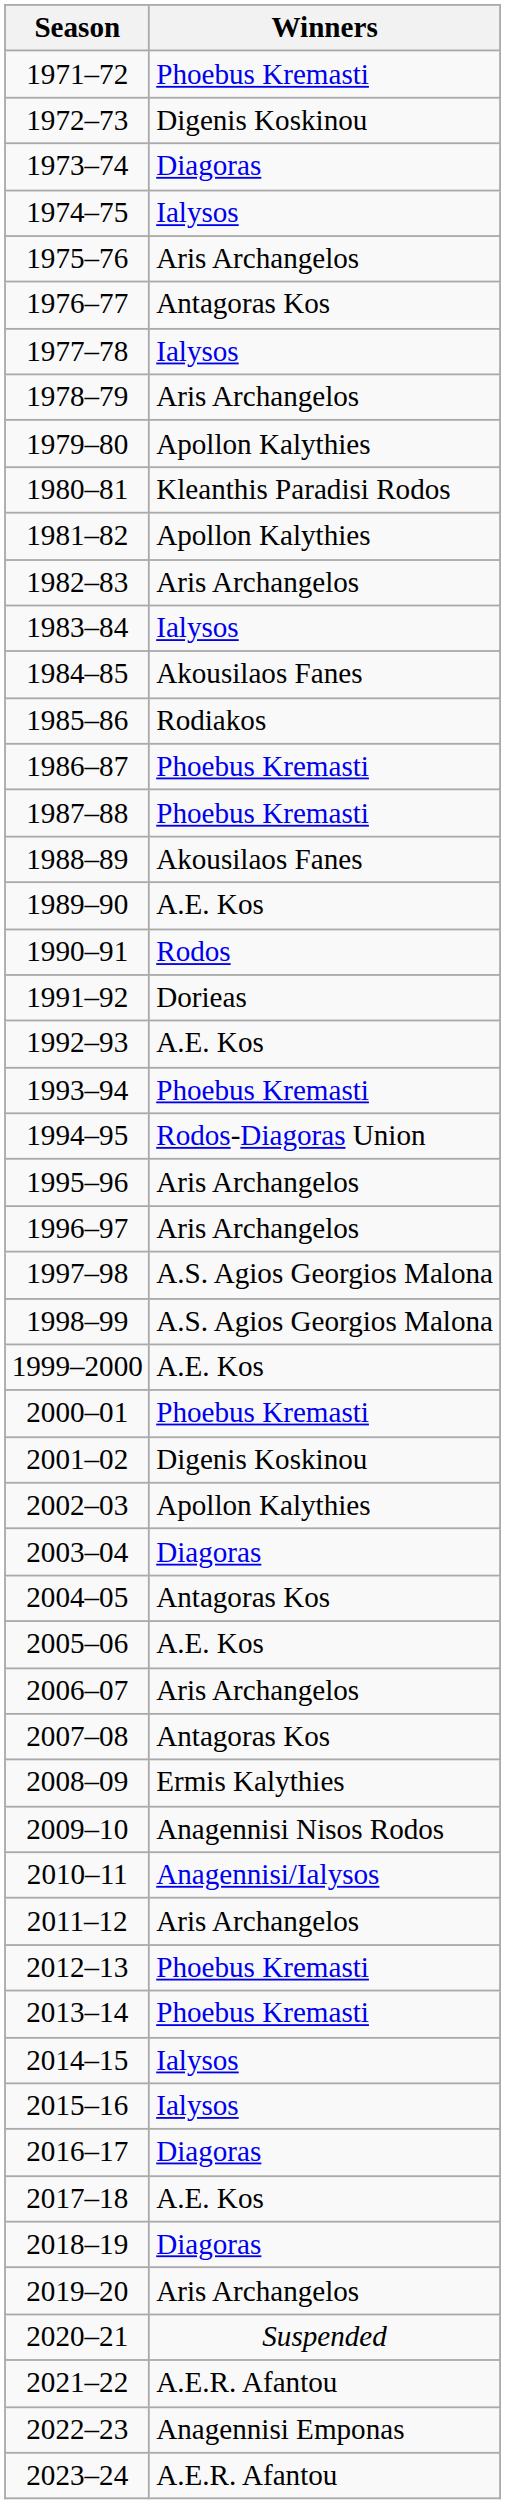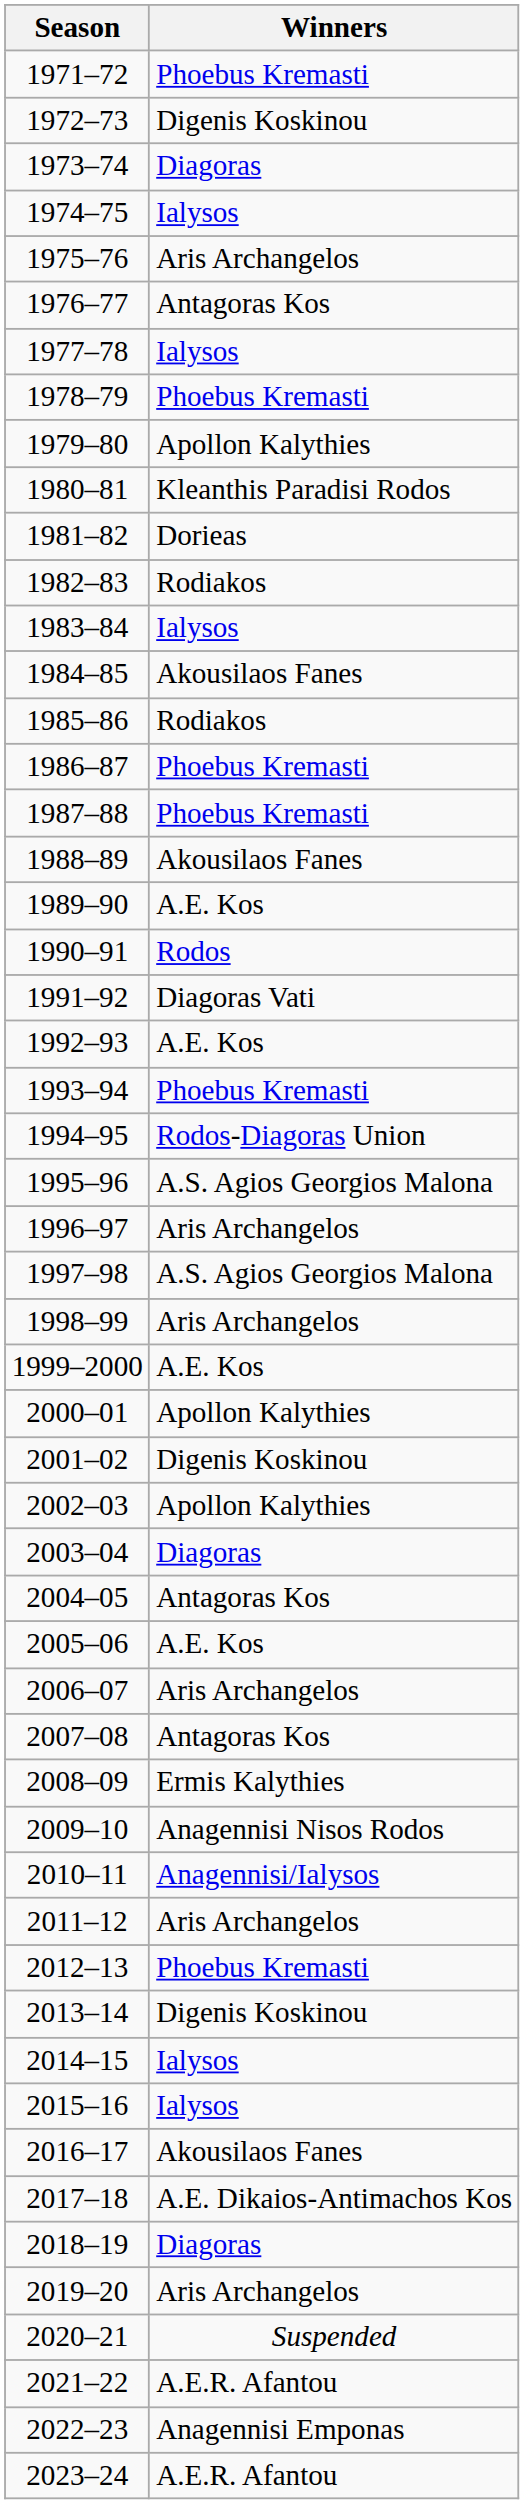(258, 397) Aris Archangelos -> (263, 397) Phoebus Kremasti
(263, 535) Apollon Kalythies -> (201, 535) Dorieas
(258, 581) Aris Archangelos -> (211, 581) Rodiakos
(201, 997) Dorieas -> (236, 997) Diagoras Vati
(258, 1182) Aris Archangelos -> (325, 1182) A.S. Agios Georgios Malona
(325, 1320) A.S. Agios Georgios Malona -> (258, 1320) Aris Archangelos
(263, 1413) Phoebus Kremasti -> (263, 1413) Apollon Kalythies
(263, 2013) Phoebus Kremasti -> (262, 2013) Digenis Koskinou
(209, 2151) Diagoras -> (259, 2151) Akousilaos Fanes
(210, 2198) A.E. Kos -> (334, 2198) A.E. Dikaios-Antimachos Kos
